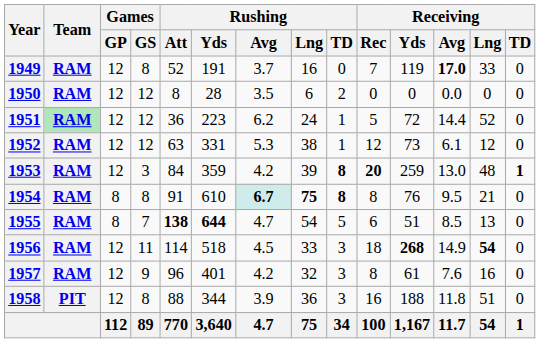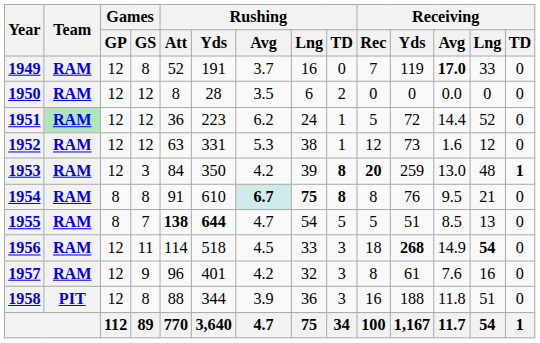(452, 145) 6.1 -> (452, 145) 1.6
(214, 171) 359 -> (214, 171) 350
(373, 222) 6 -> (373, 222) 5
